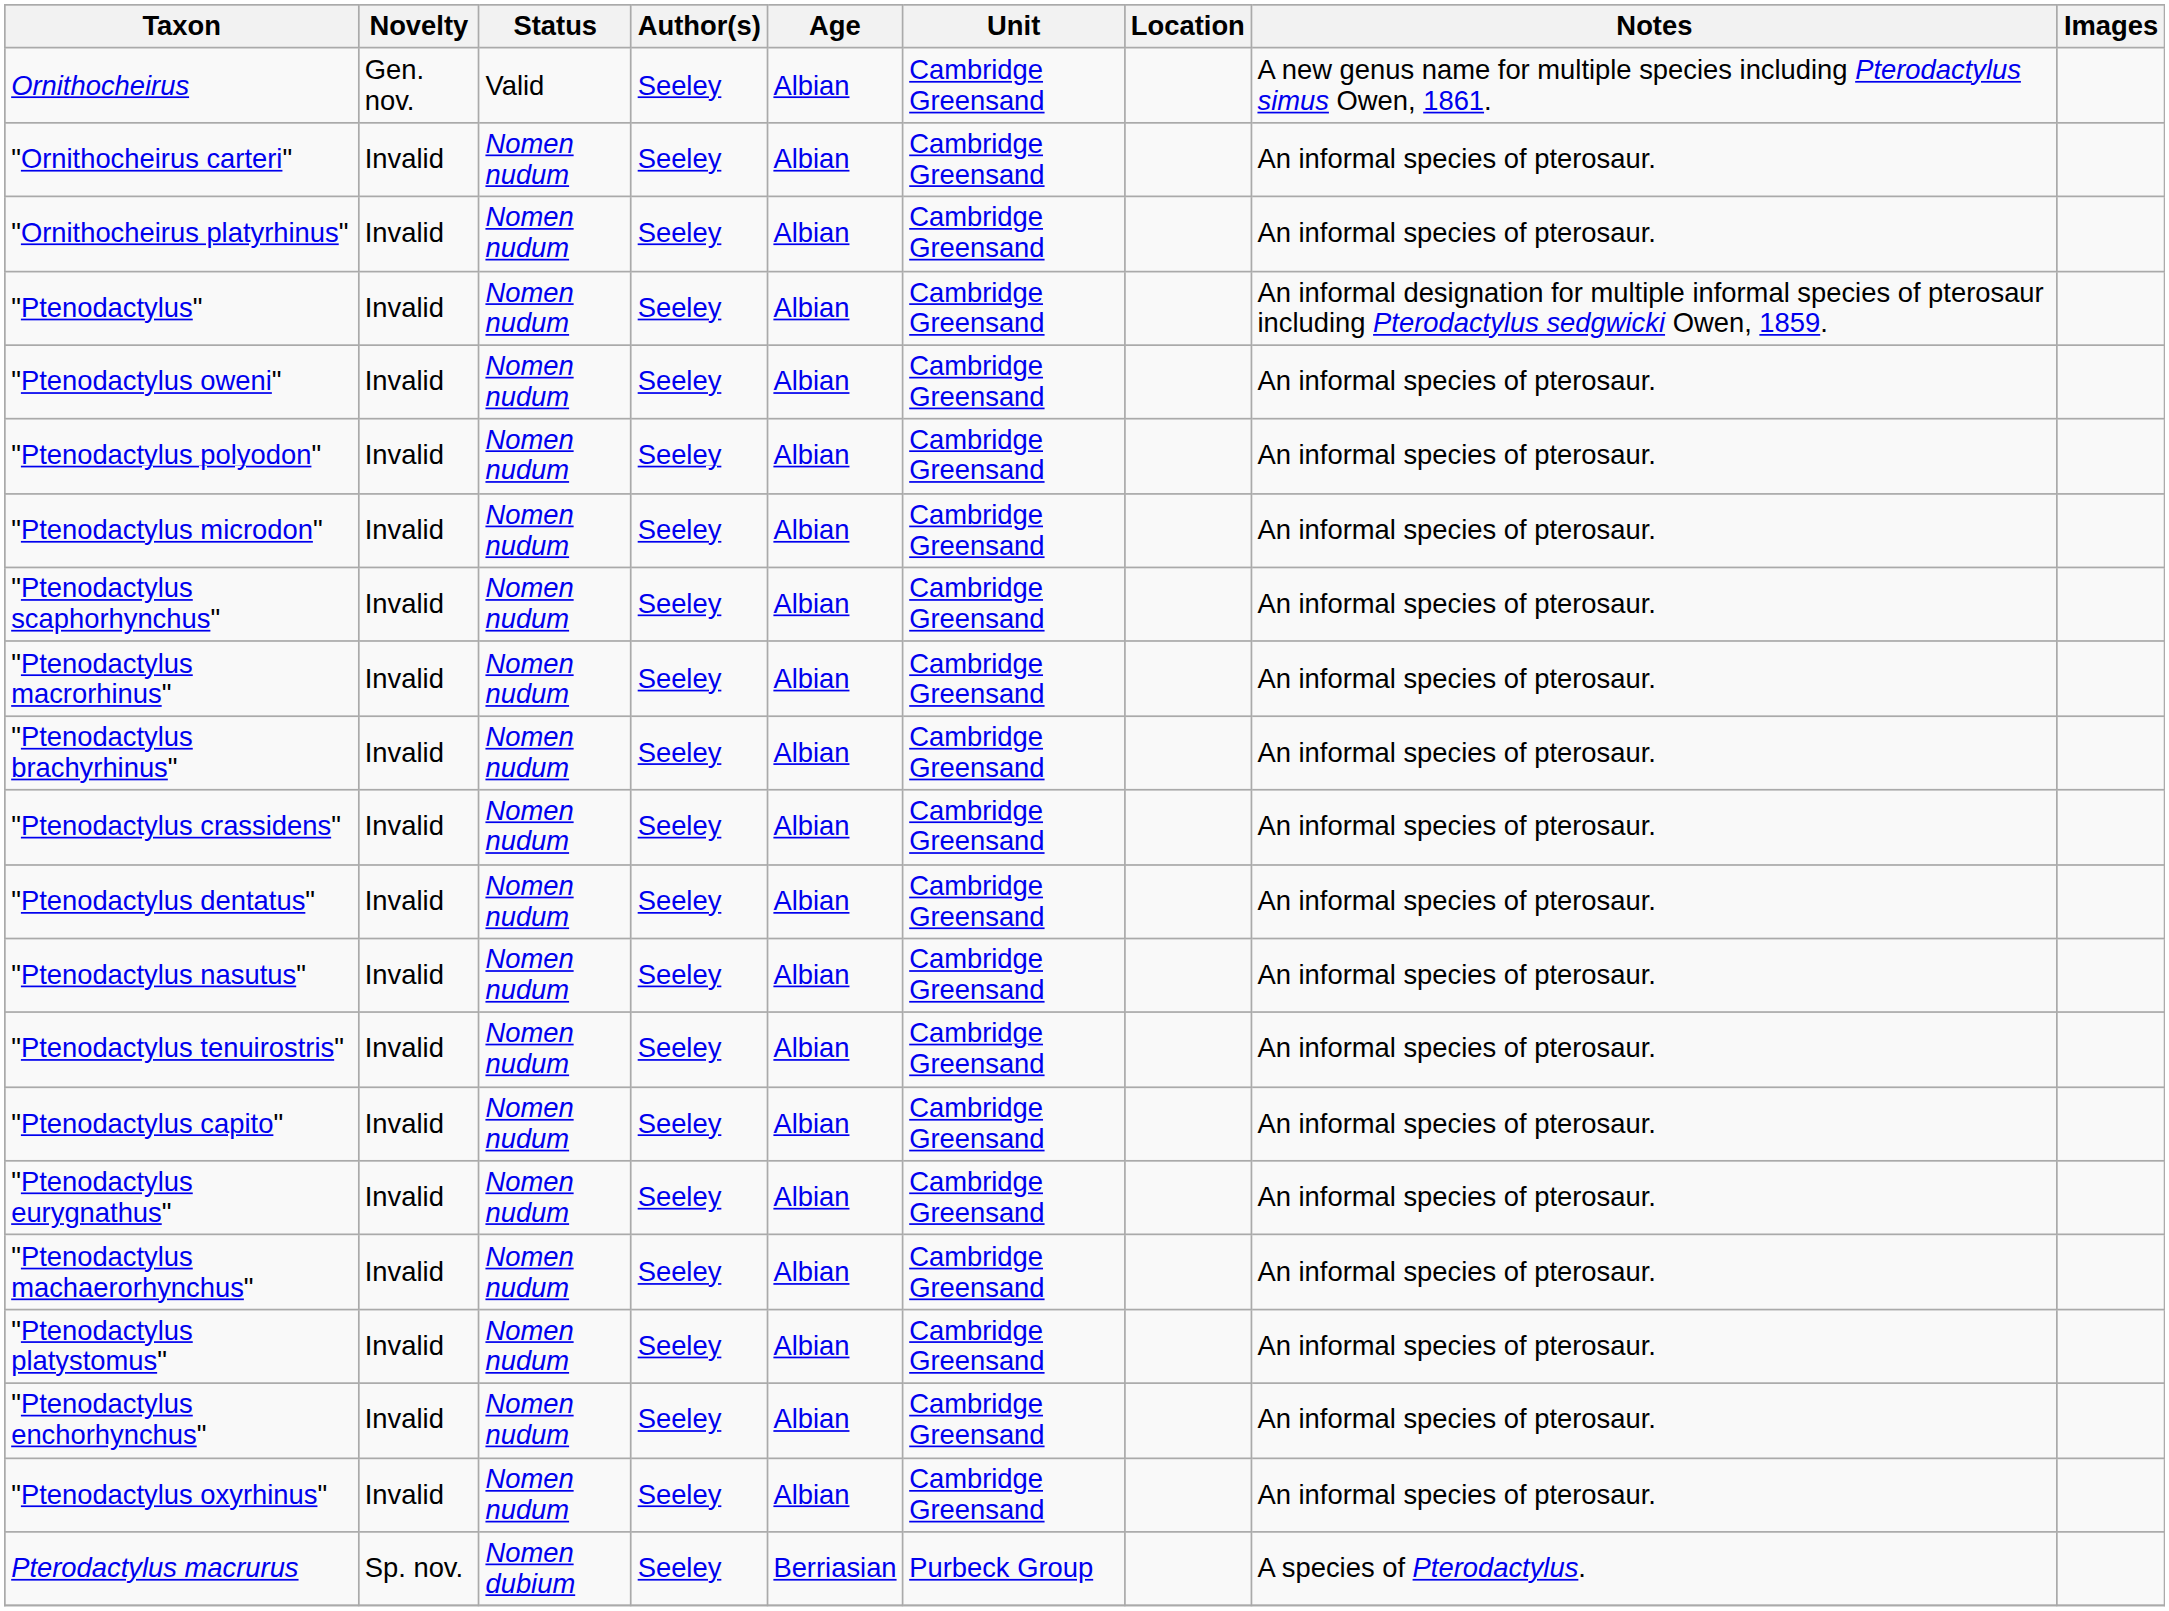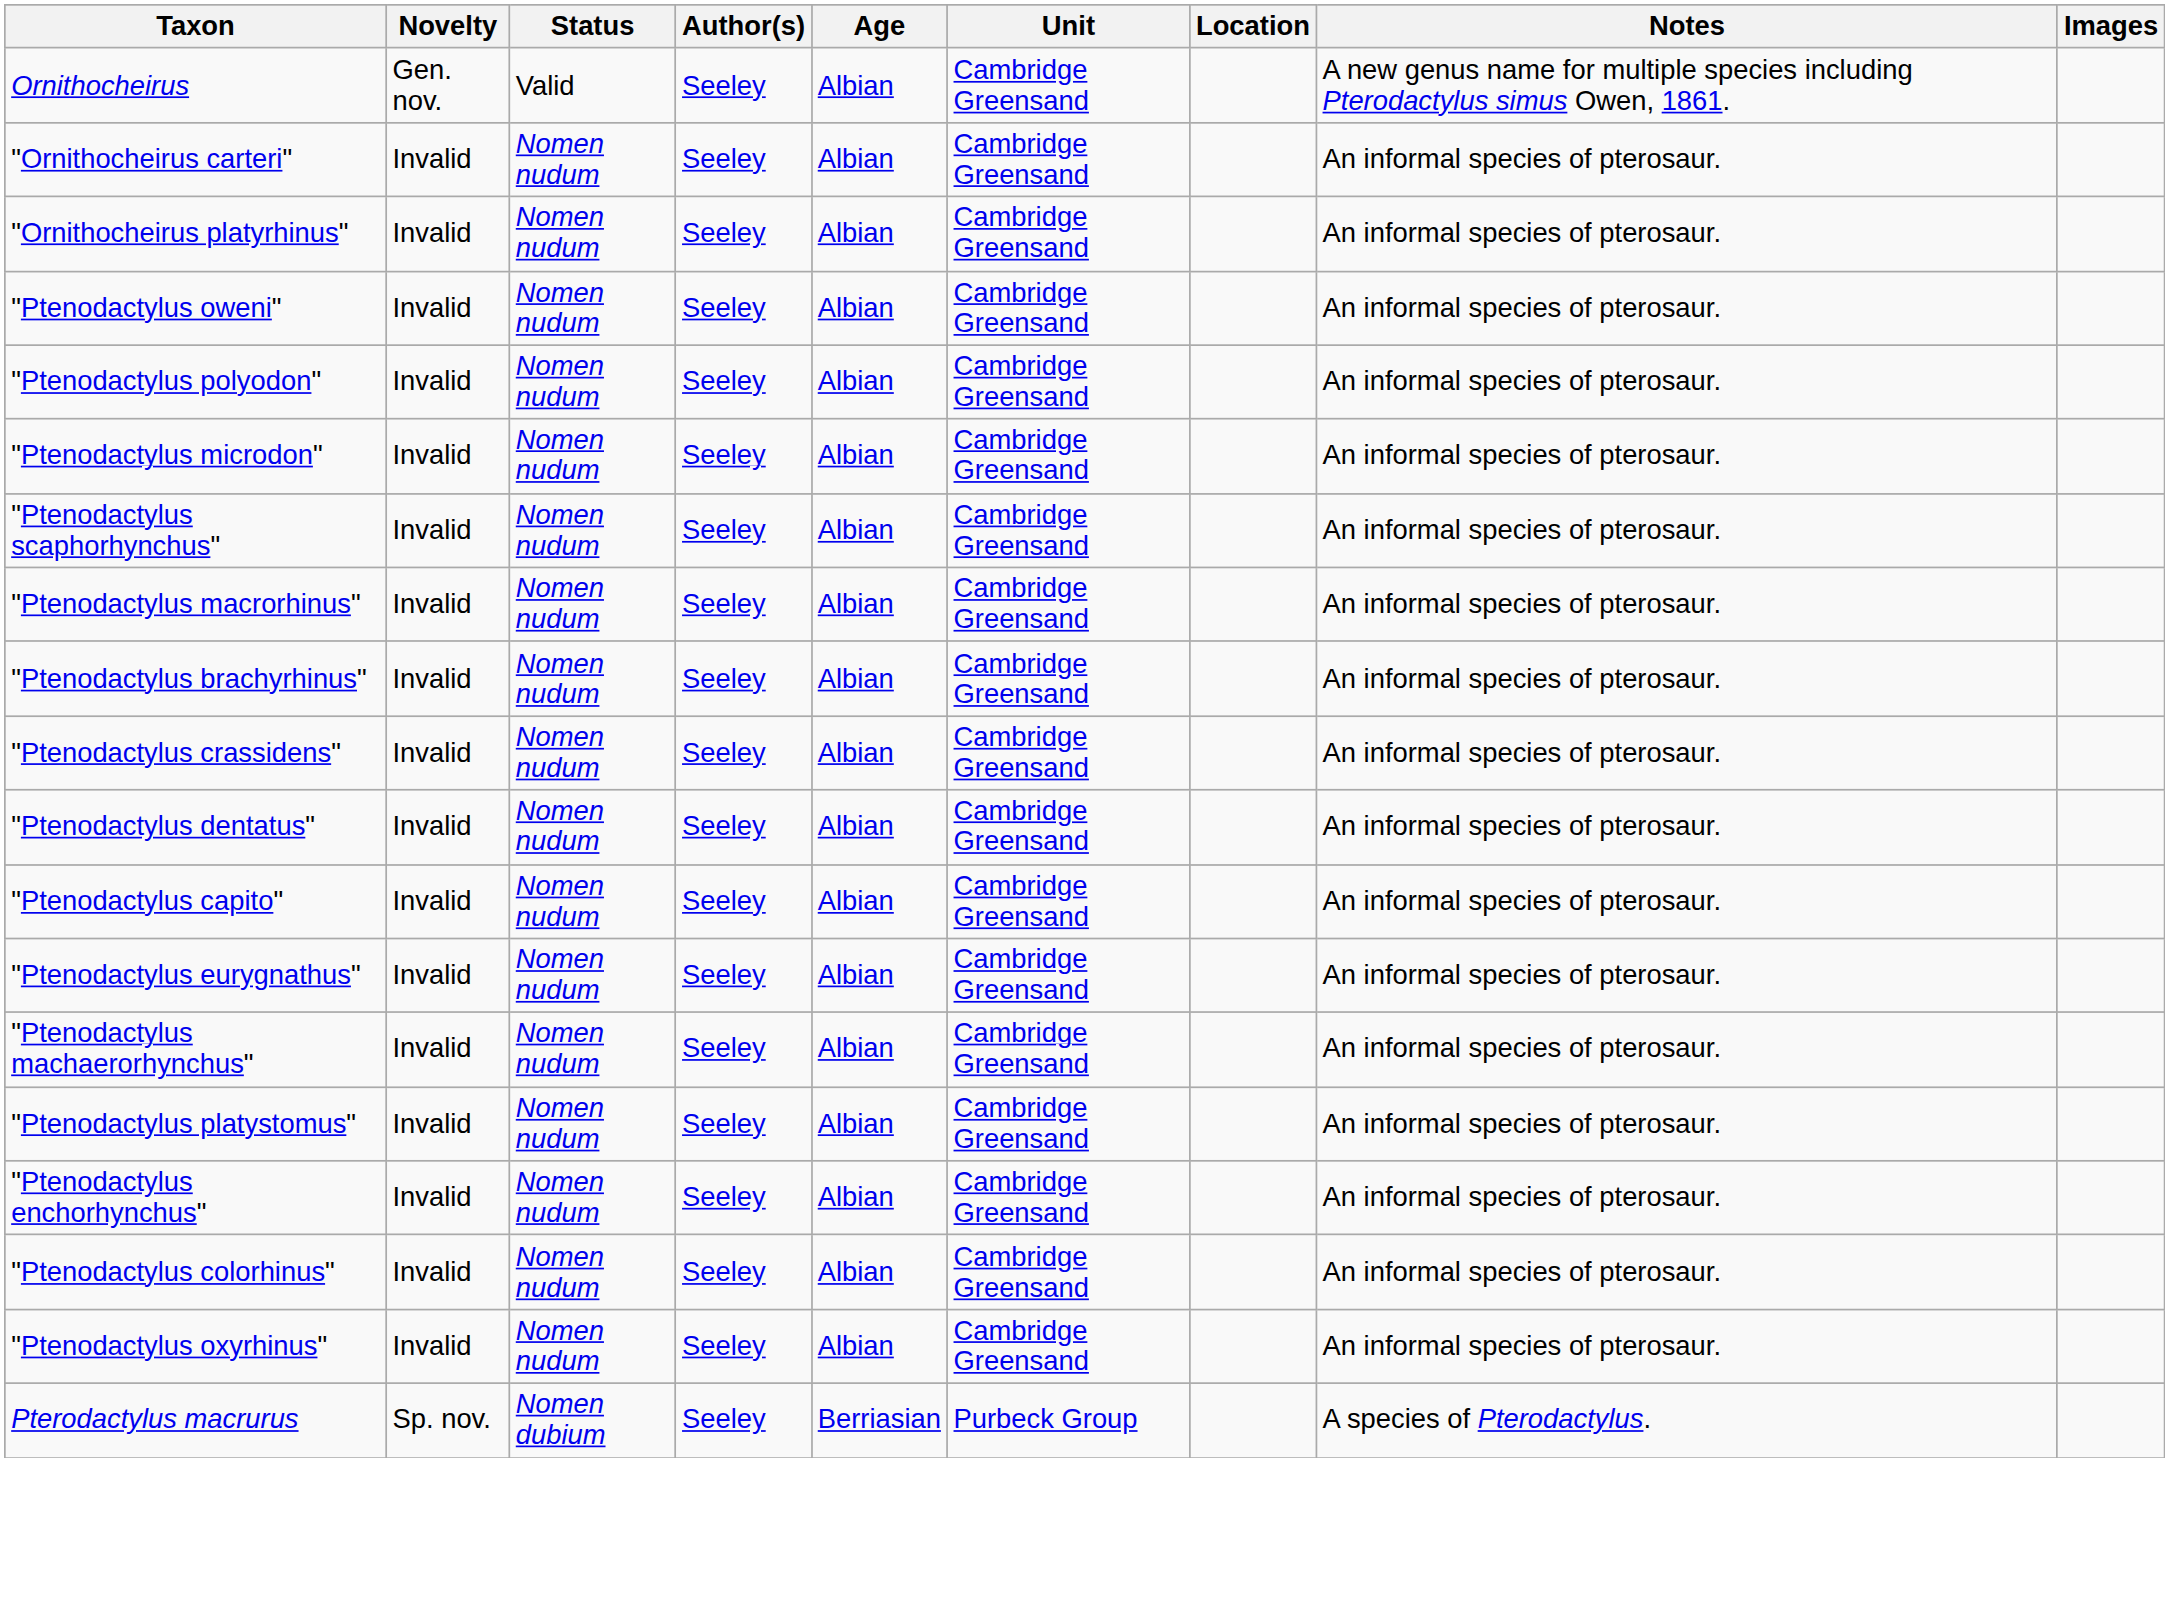- row: (107, 307)
- row: (159, 975)
- row: (178, 1049)
+ row: (173, 1271)
